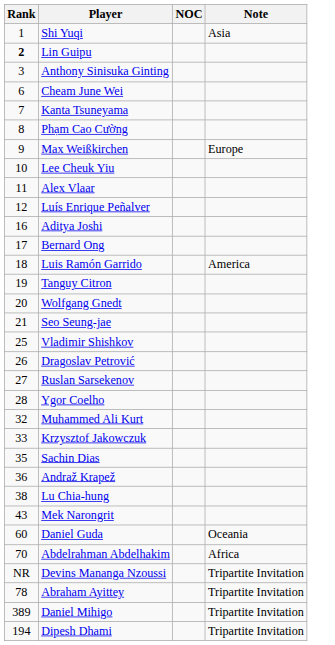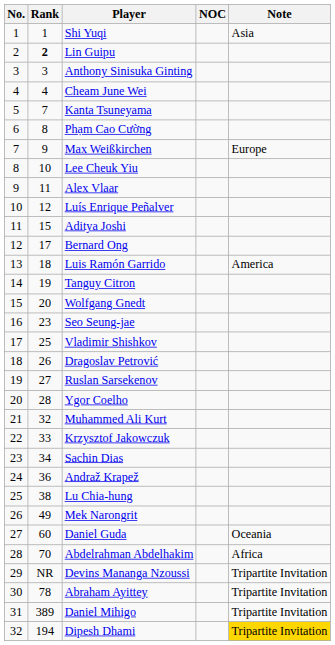+ column: (16, 14)
(21, 91) 6 -> (45, 91) 4
(21, 226) 16 -> (45, 226) 15
(21, 322) 21 -> (45, 322) 23
(21, 457) 35 -> (45, 457) 34
(21, 515) 43 -> (45, 515) 49
(256, 631) no background -> (280, 631) gold background
